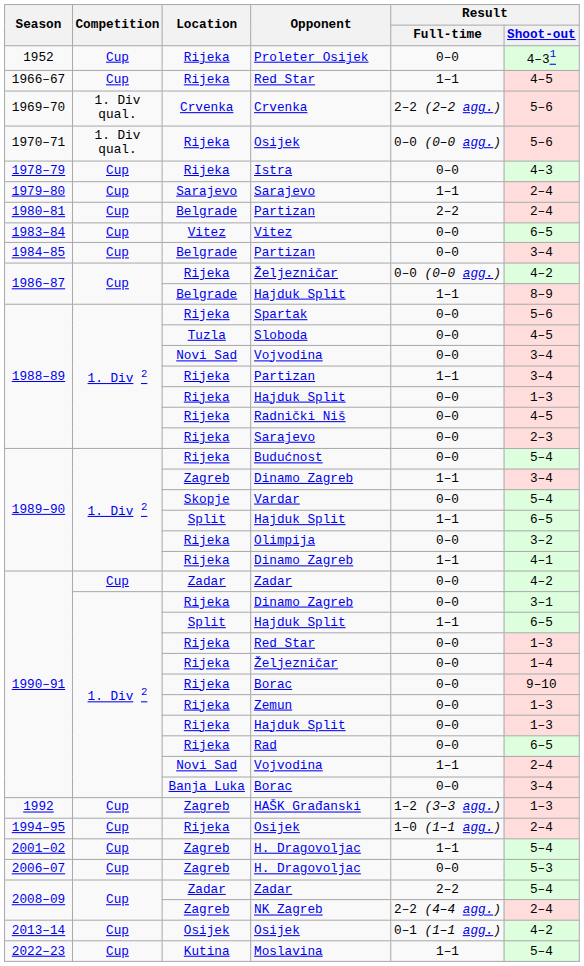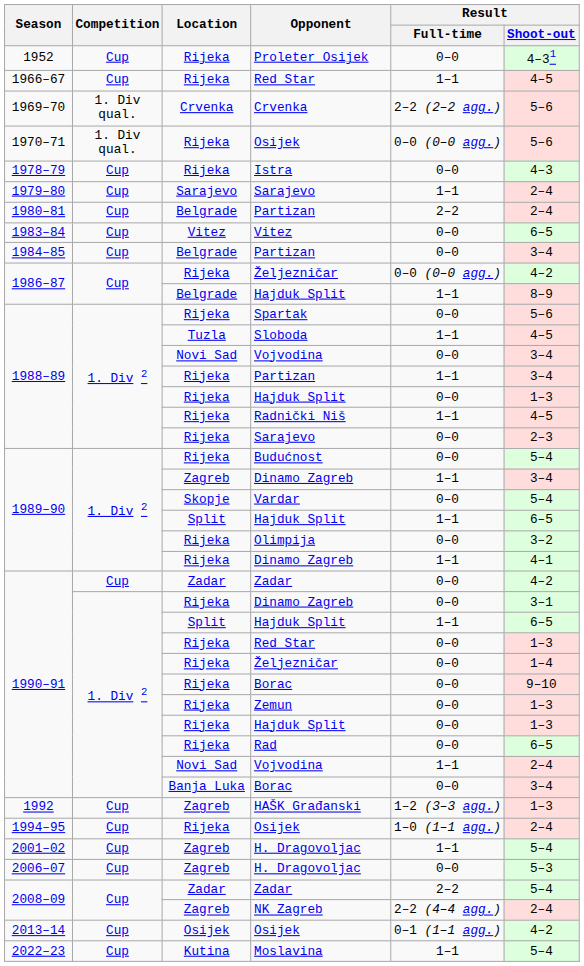(447, 336) 0–0 -> (447, 336) 1–1
(447, 418) 0–0 -> (447, 418) 1–1
